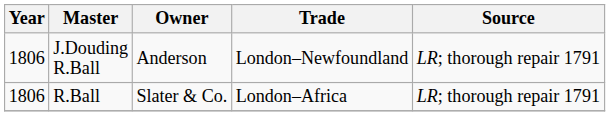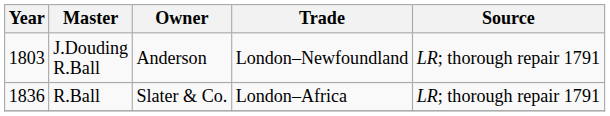(27, 57) 1806 -> (27, 57) 1803
(27, 96) 1806 -> (27, 96) 1836
